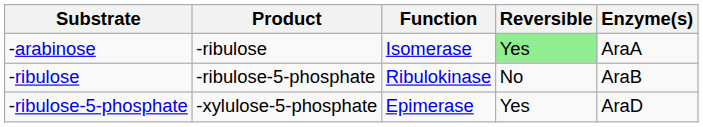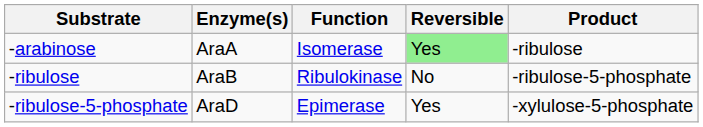columns swapped: (647, 19) <-> (287, 19)
